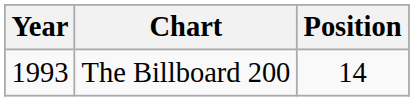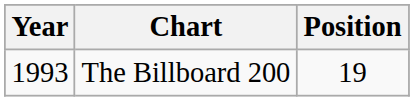(353, 72) 14 -> (353, 72) 19
